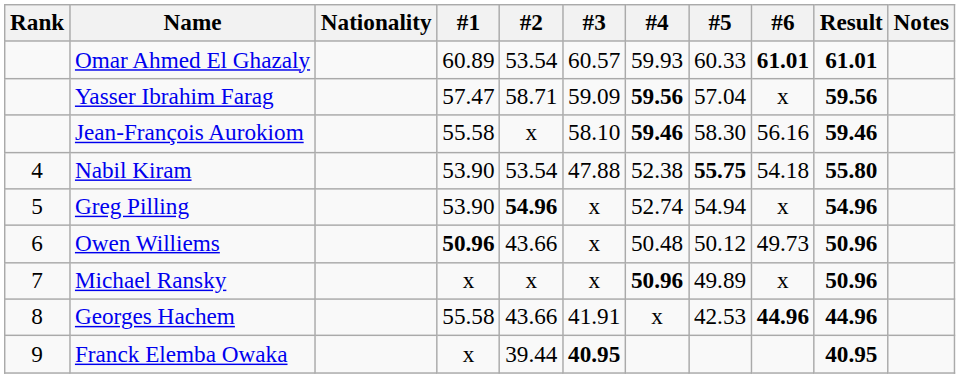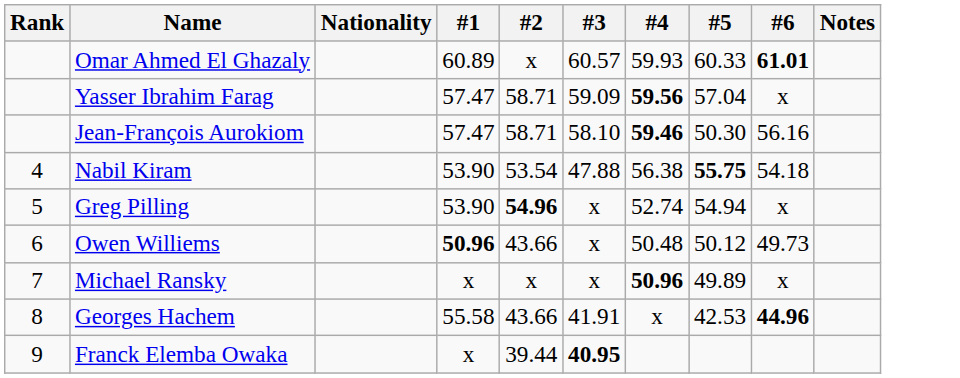- column: (851, 22)
(531, 59) 53.54 -> (531, 59) x
(468, 133) 55.58 -> (468, 133) 57.47
(531, 133) x -> (531, 133) 58.71
(720, 133) 58.30 -> (720, 133) 50.30
(657, 170) 52.38 -> (657, 170) 56.38
